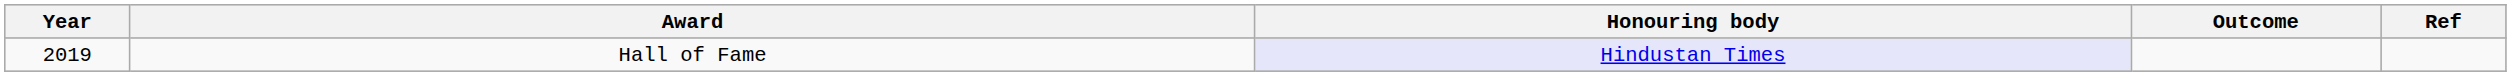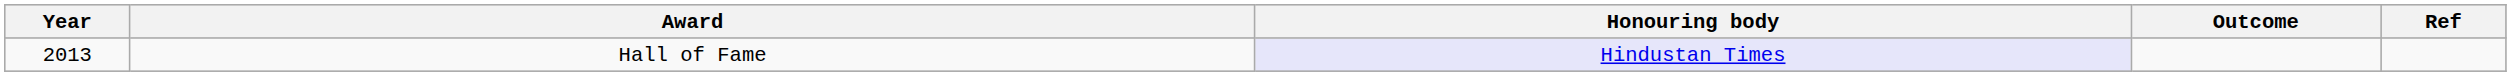(67, 55) 2019 -> (67, 55) 2013
